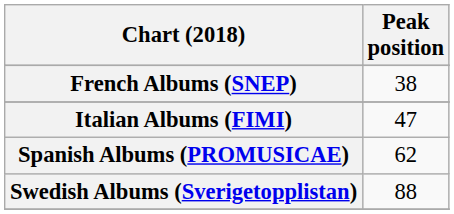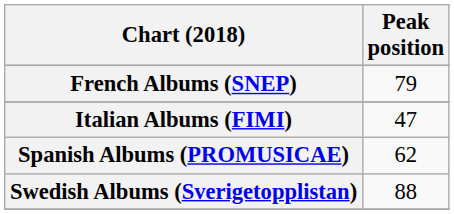(406, 83) 38 -> (406, 83) 79
